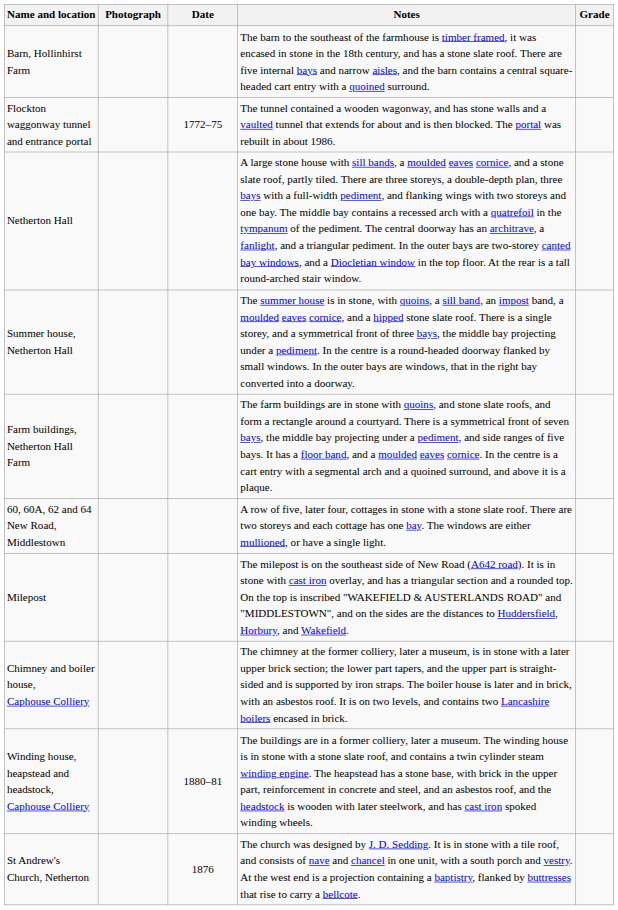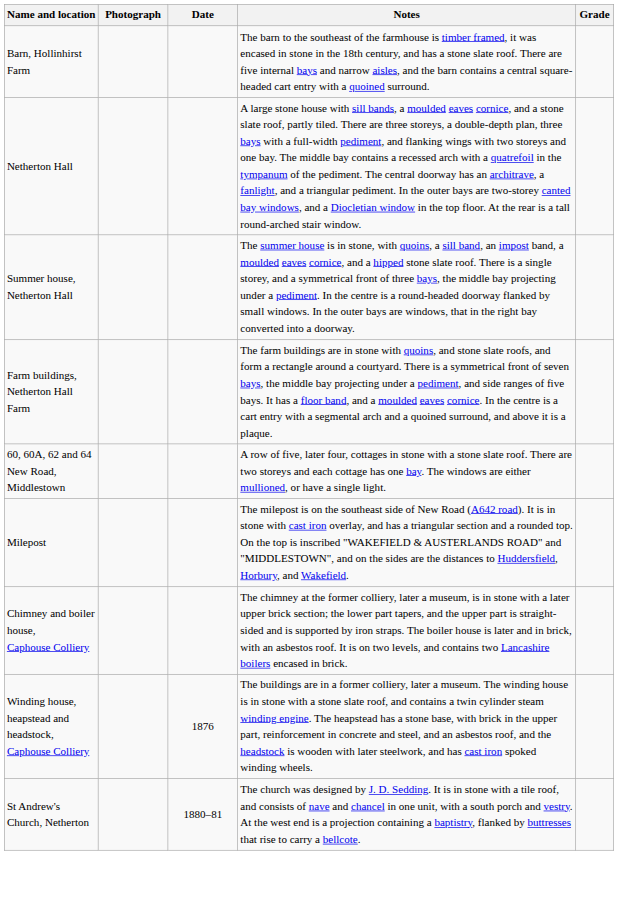- row: (49, 124)
(203, 781) 1880–81 -> (203, 726) 1876
(203, 869) 1876 -> (203, 814) 1880–81
